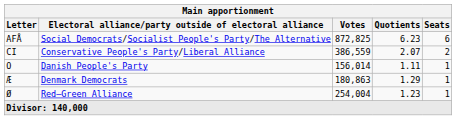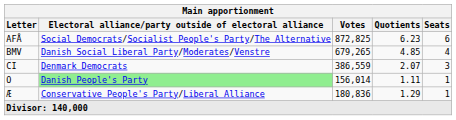+ row: (14, 53)
(153, 53) Conservative People's Party/Liberal Alliance -> (84, 66) Denmark Democrats
(447, 53) 2 -> (447, 66) 3
(94, 66) no background -> (94, 80) lightgreen background
(84, 80) Denmark Democrats -> (153, 94) Conservative People's Party/Liberal Alliance
(353, 80) 180,863 -> (353, 94) 180,836
- row: (9, 94)
